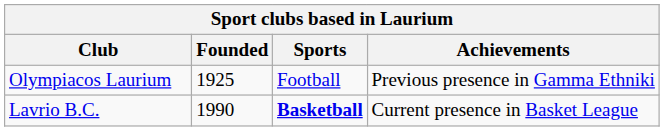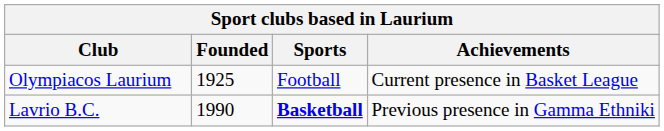(513, 79) Previous presence in Gamma Ethniki -> (505, 79) Current presence in Basket League
(505, 110) Current presence in Basket League -> (513, 110) Previous presence in Gamma Ethniki
